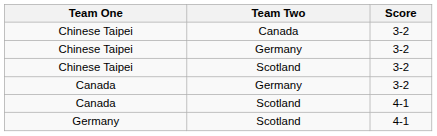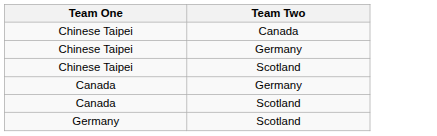- column: (401, 13)
